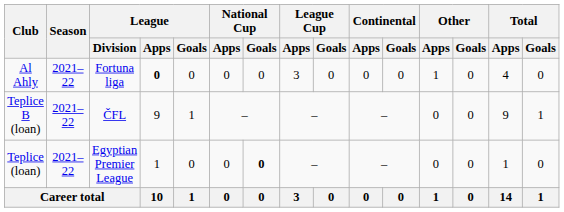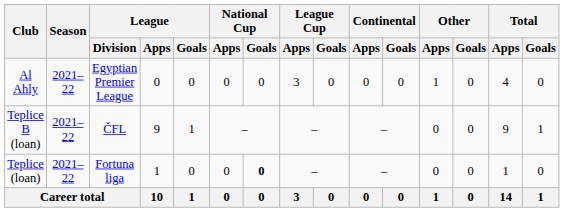(115, 75) Fortuna liga -> (115, 82) Egyptian Premier League
(157, 75) bold -> (157, 82) normal
(115, 163) Egyptian Premier League -> (115, 170) Fortuna liga
